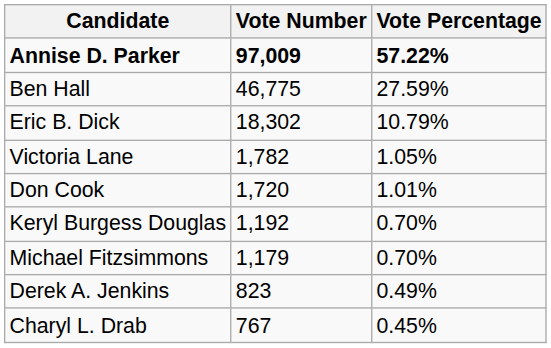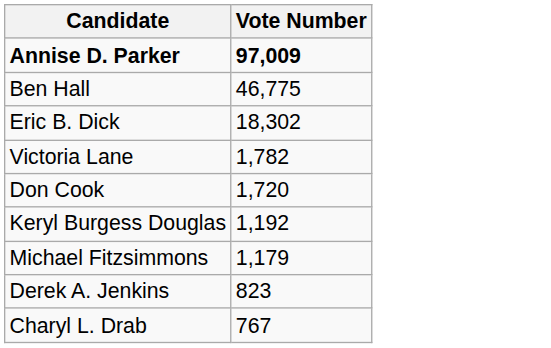- column: (459, 21)
